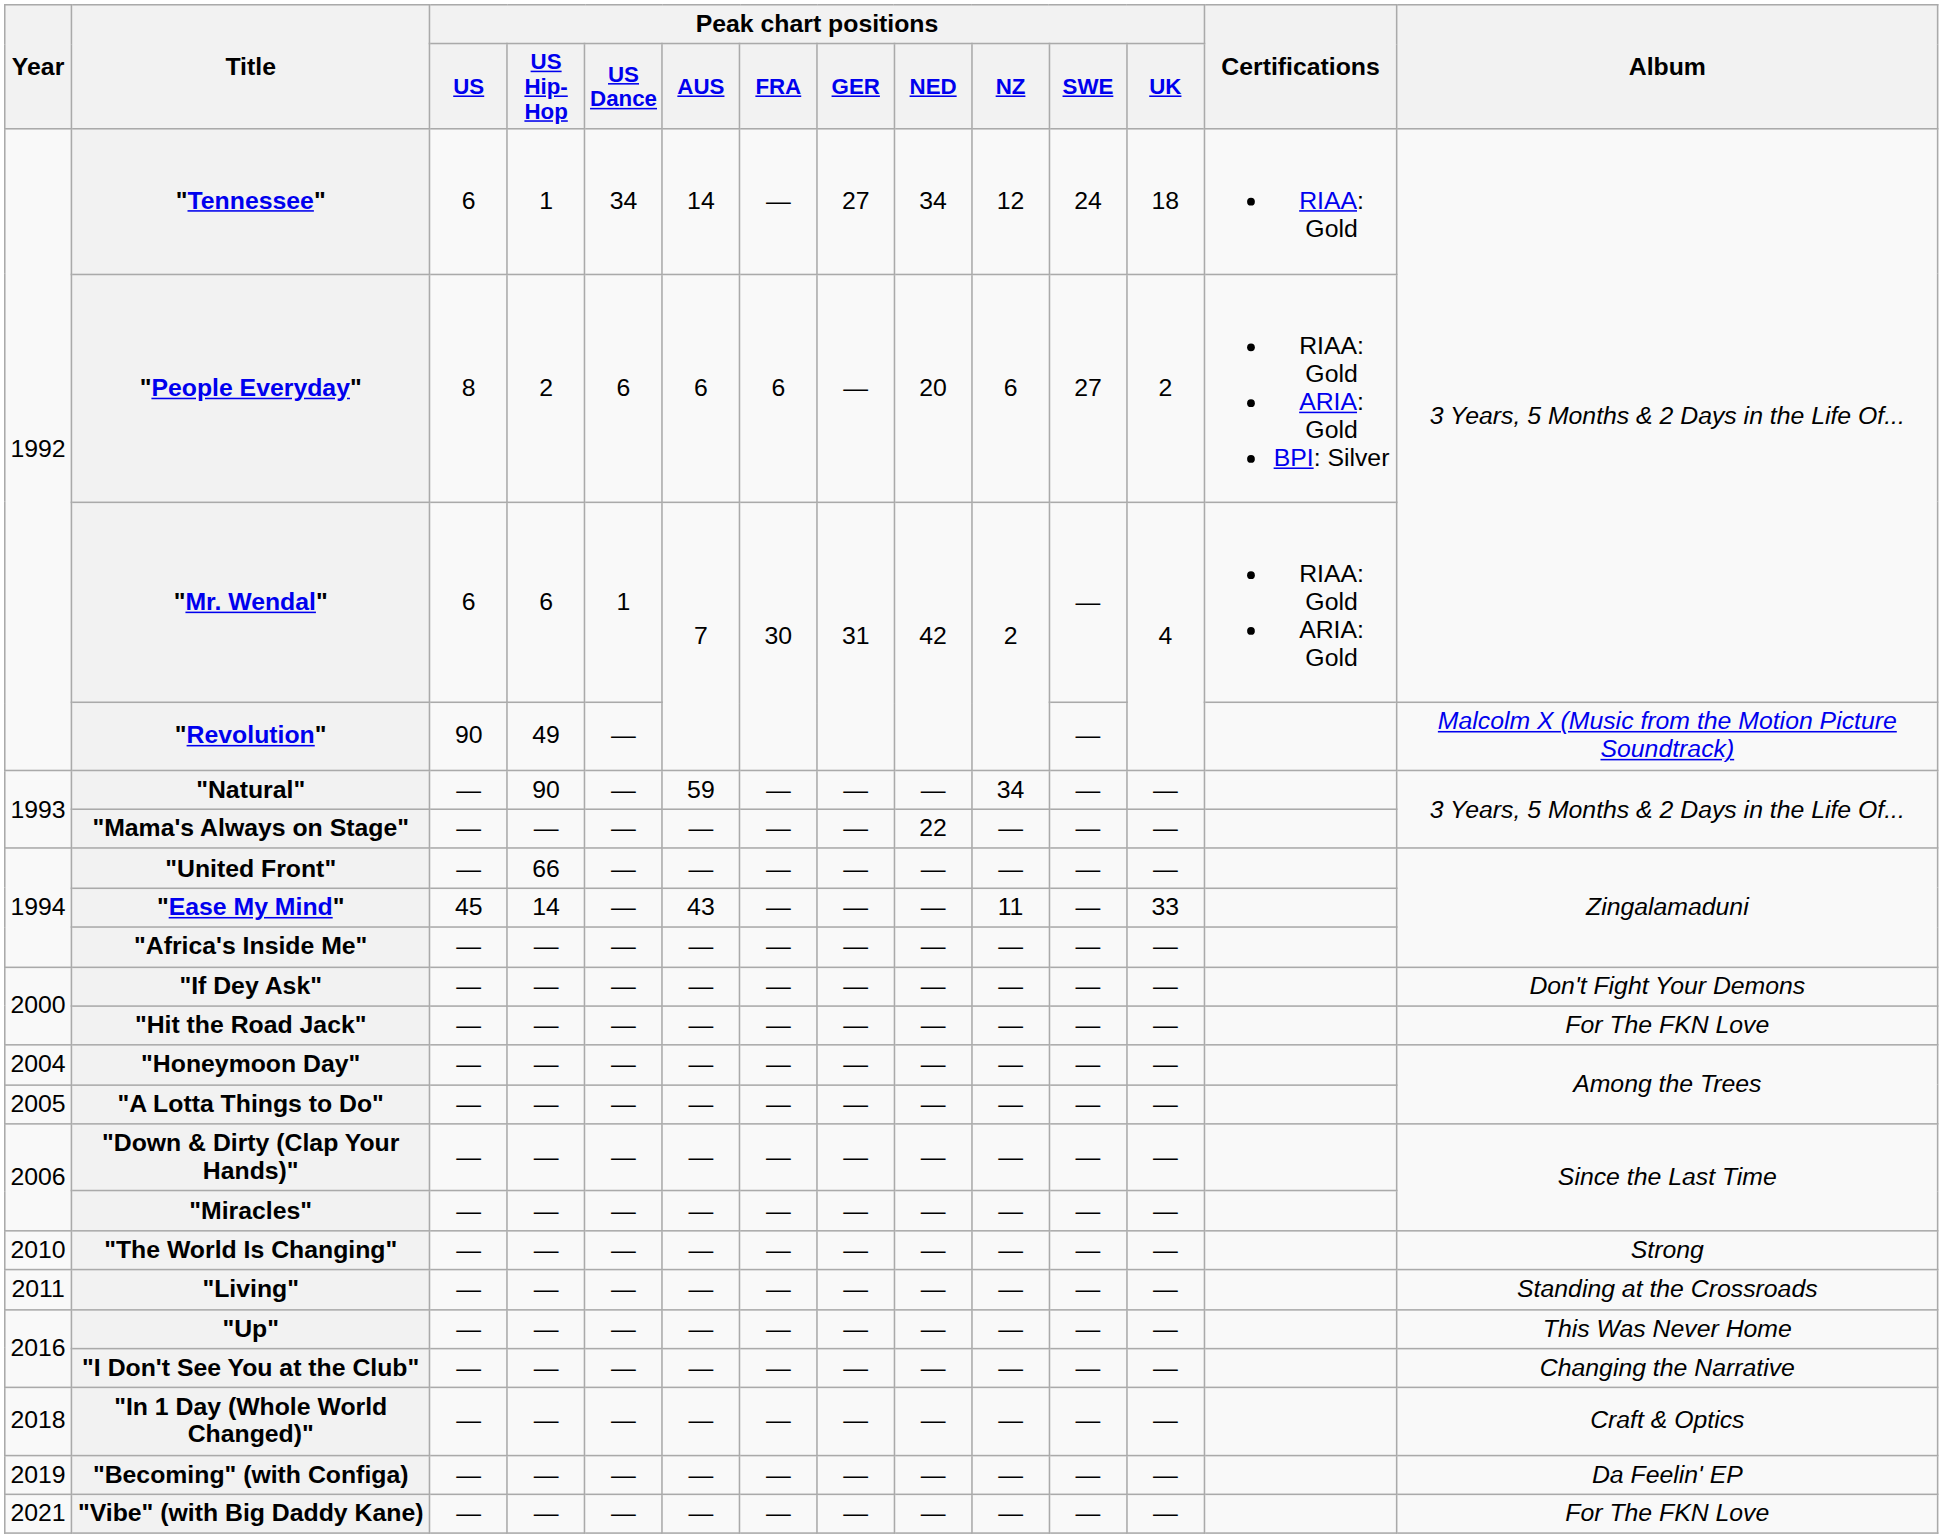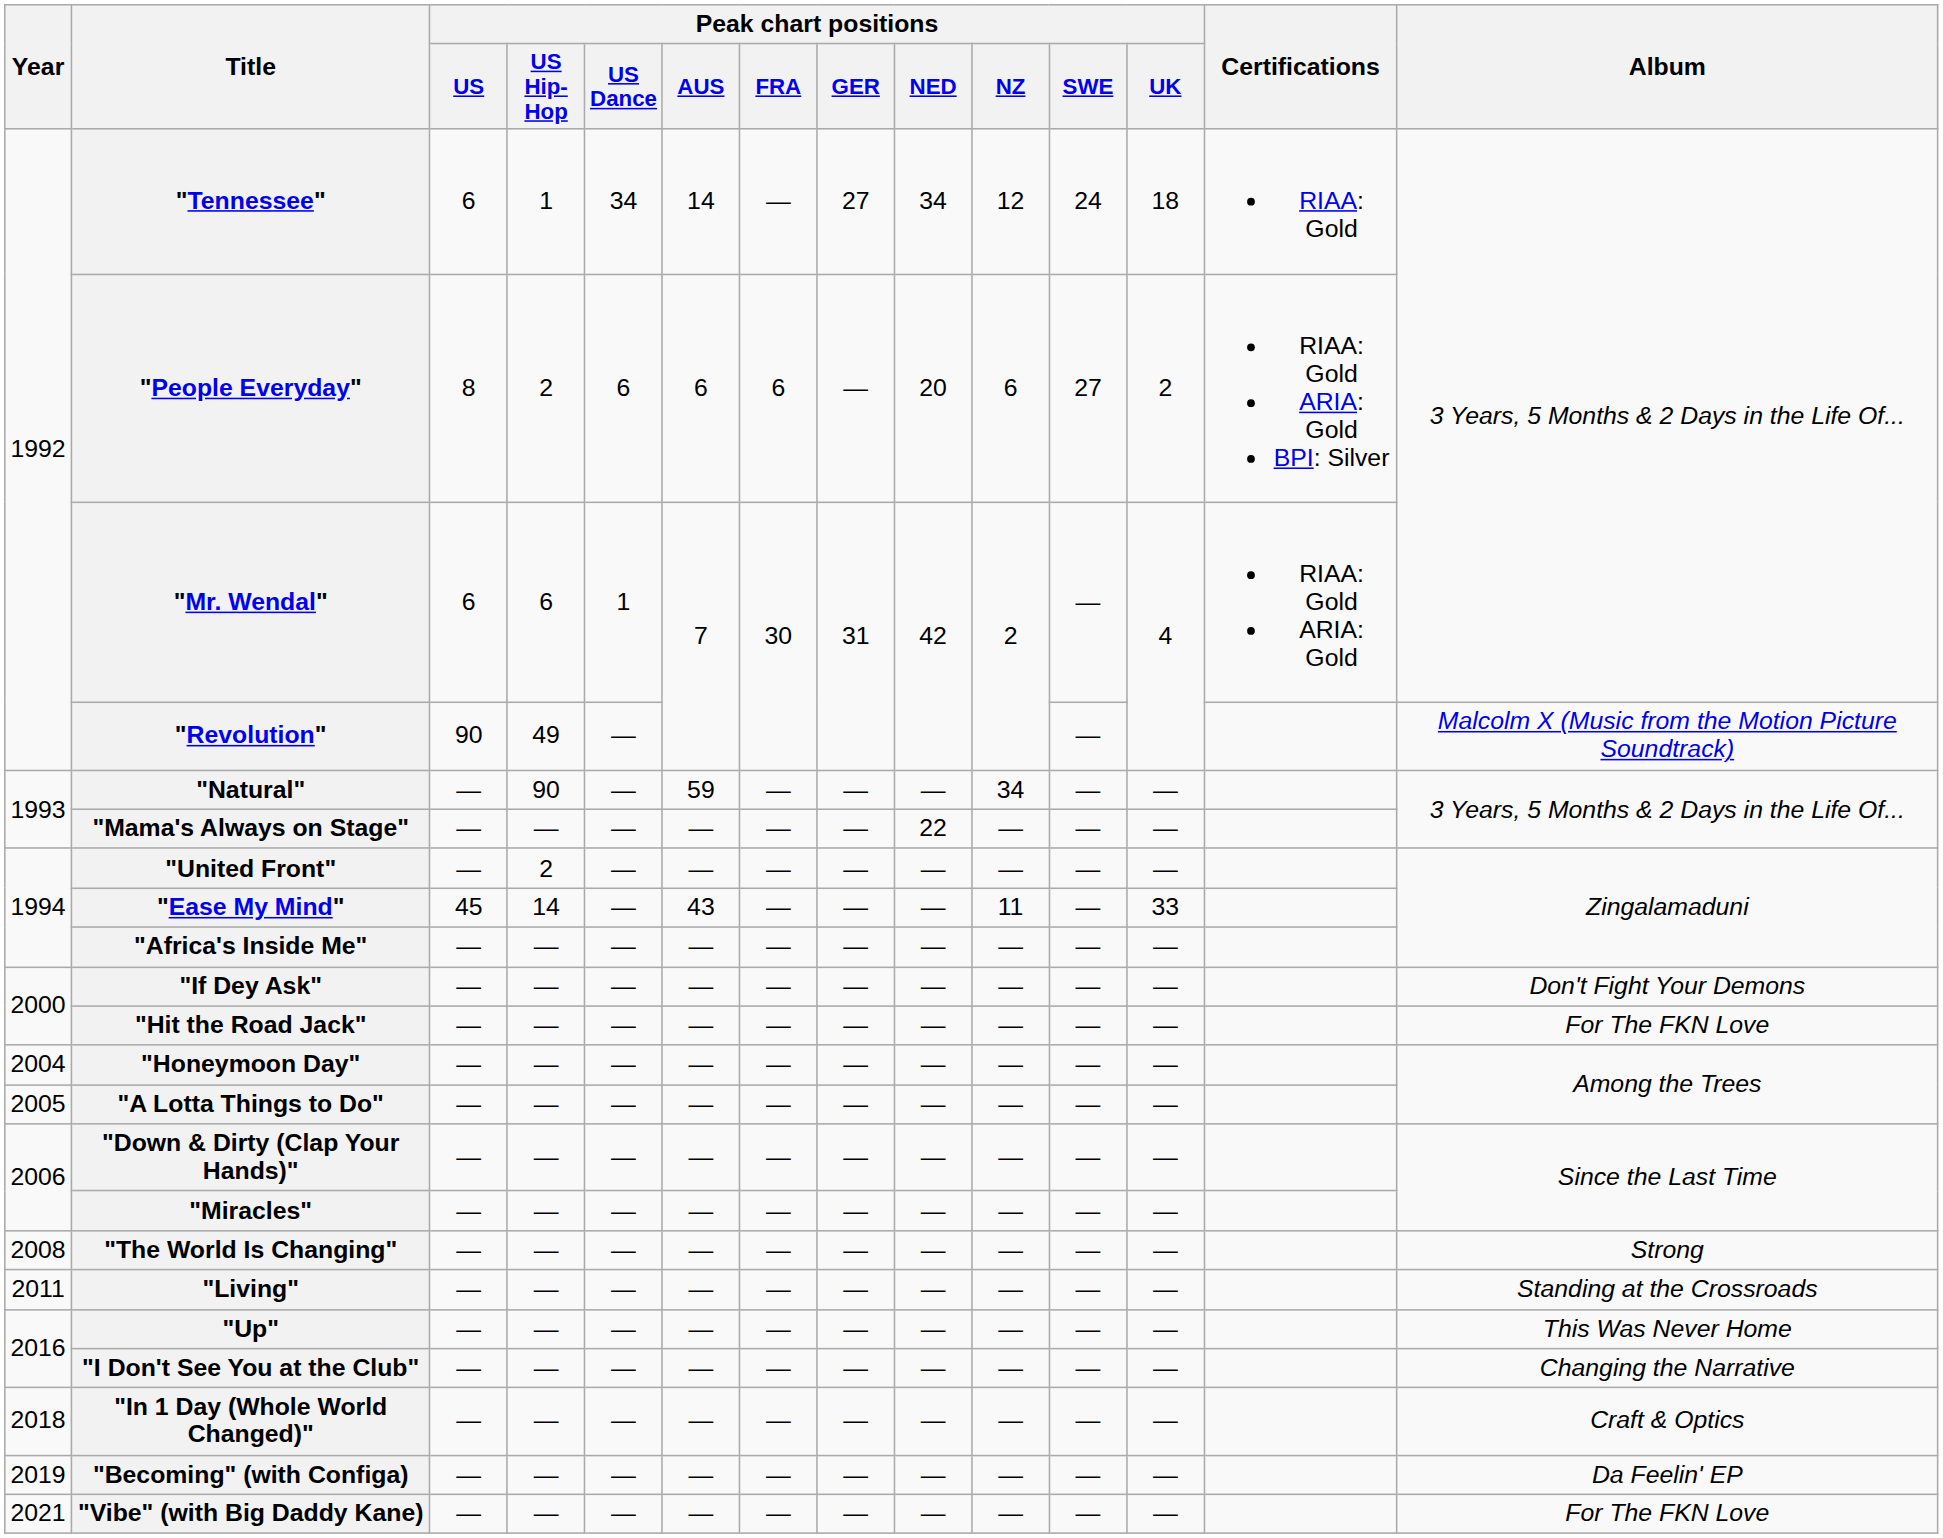(546, 867) 66 -> (546, 867) 2
(38, 1249) 2010 -> (38, 1249) 2008
